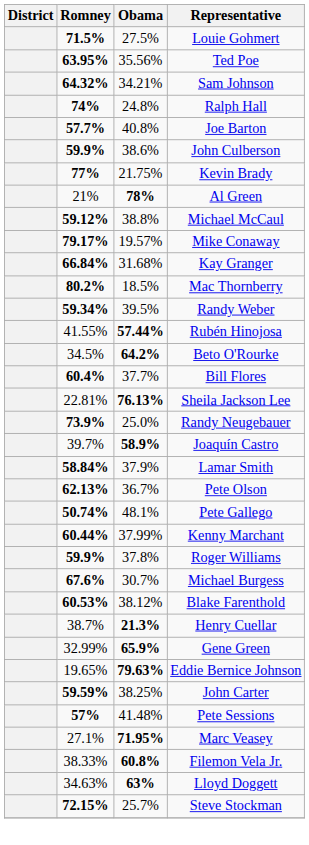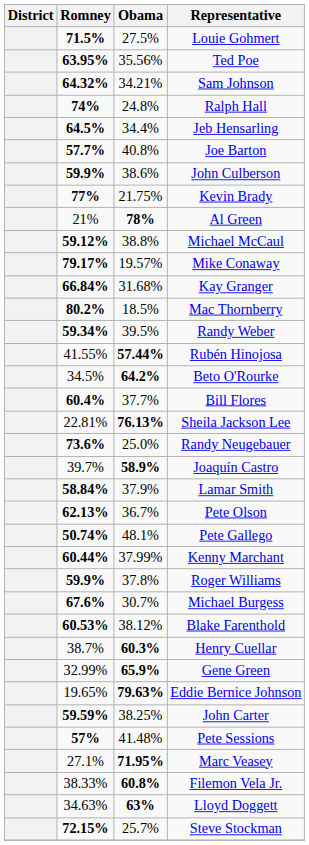+ row: (236, 128)
(85, 422) 73.9% -> (85, 444) 73.6%
(140, 625) 21.3% -> (140, 648) 60.3%
